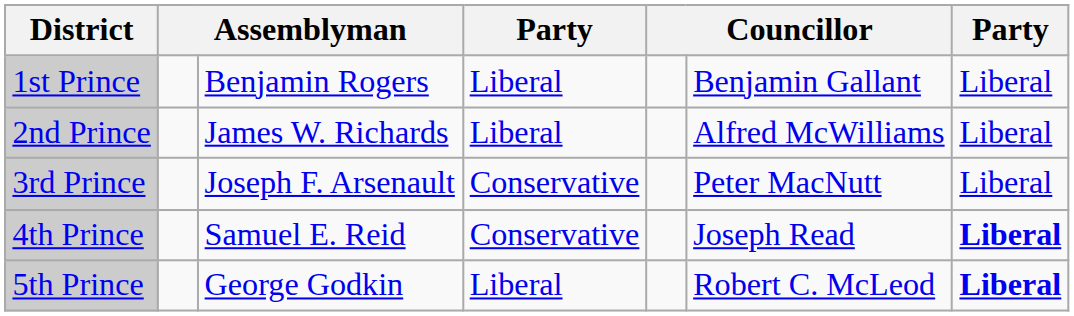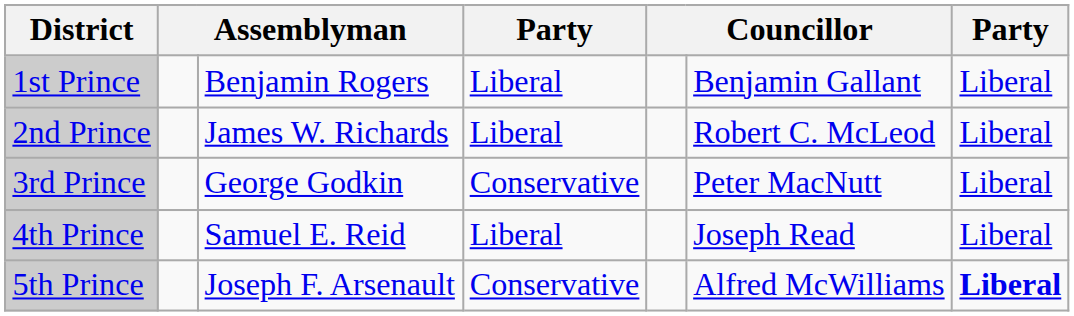(819, 132) Alfred McWilliams -> (814, 132) Robert C. McLeod
(330, 183) Joseph F. Arsenault -> (304, 183) George Godkin
(555, 234) Conservative -> (516, 234) Liberal
(1010, 234) bold -> (1006, 234) normal
(304, 285) George Godkin -> (330, 285) Joseph F. Arsenault
(516, 285) Liberal -> (555, 285) Conservative
(814, 285) Robert C. McLeod -> (819, 285) Alfred McWilliams
